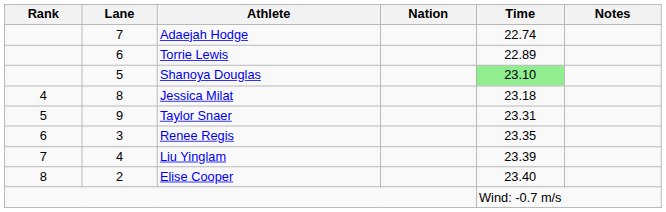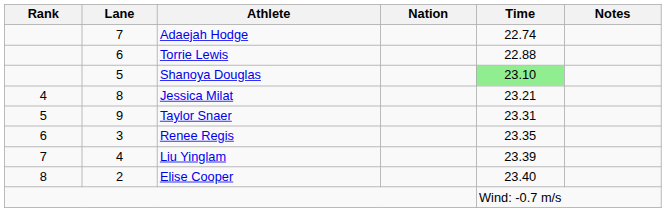(520, 55) 22.89 -> (520, 55) 22.88
(520, 95) 23.18 -> (520, 95) 23.21
